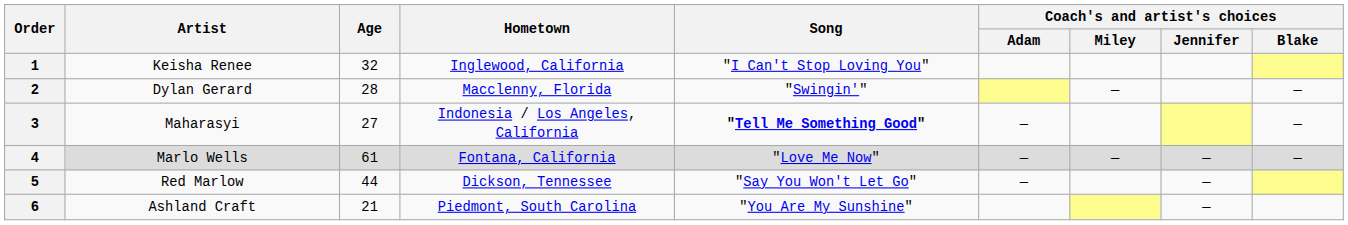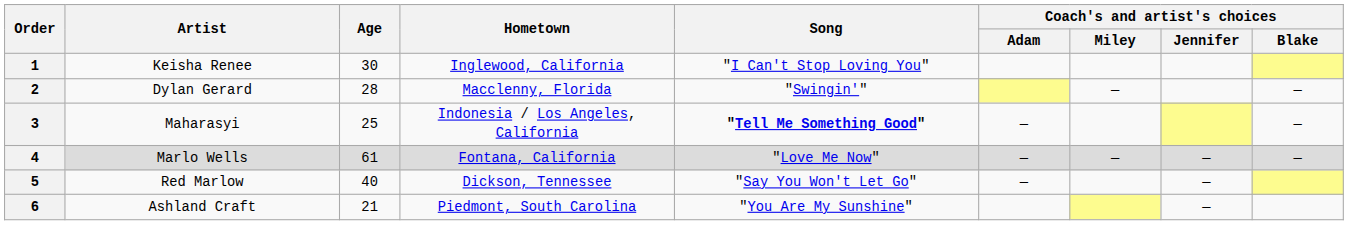(370, 66) 32 -> (370, 66) 30
(370, 124) 27 -> (370, 124) 25
(370, 182) 44 -> (370, 182) 40
